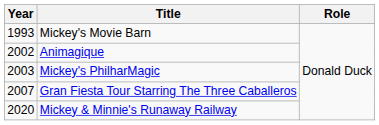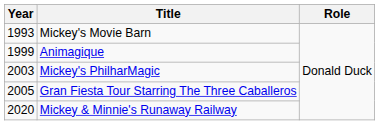(21, 52) 2002 -> (21, 52) 1999
(21, 91) 2007 -> (21, 91) 2005
